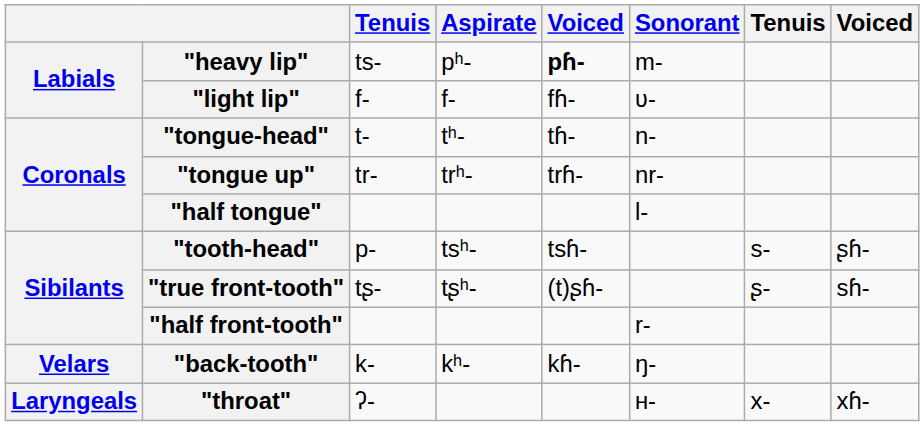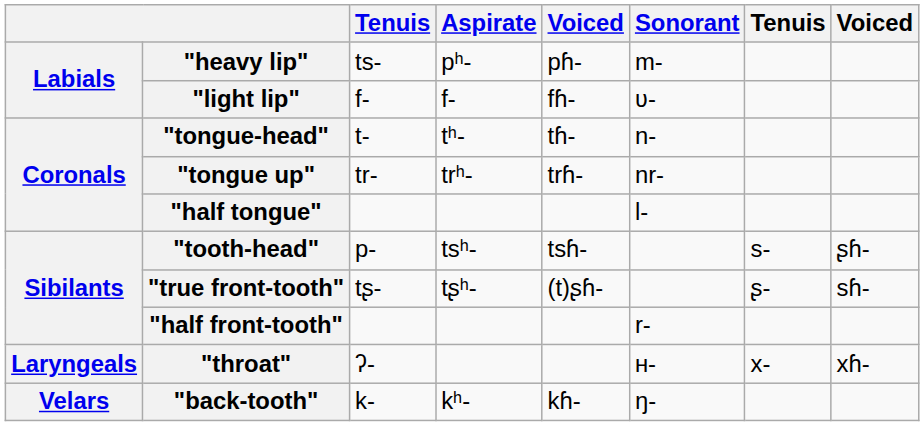(566, 61) bold -> (565, 61) normal
rows swapped: (246, 363) <-> (246, 401)
